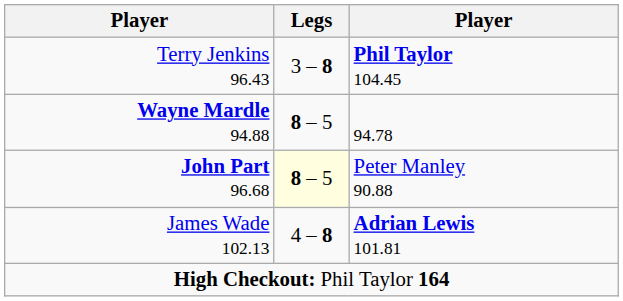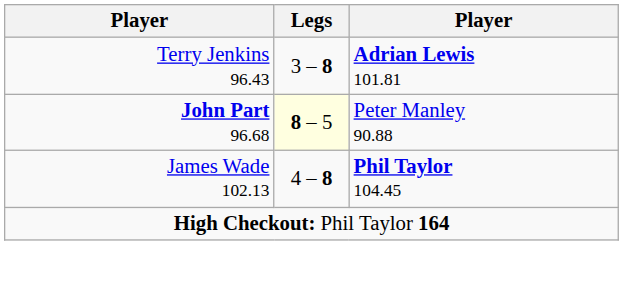(403, 65) Phil Taylor 104.45 -> (414, 65) Adrian Lewis 101.81
- row: (203, 122)
(414, 234) Adrian Lewis 101.81 -> (403, 178) Phil Taylor 104.45
